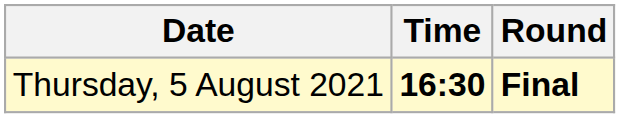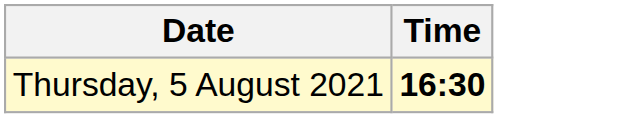- column: (554, 31)
